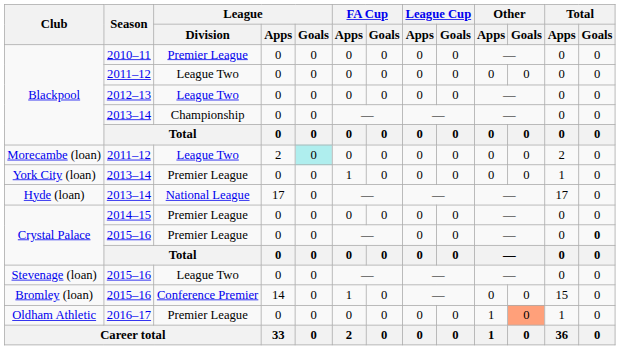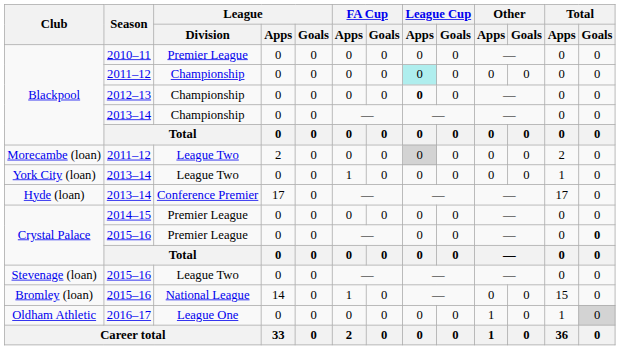(208, 74) League Two -> (208, 74) Championship
(420, 74) no background -> (420, 74) paleturquoise background
(208, 94) League Two -> (208, 94) Championship
(420, 94) normal -> (420, 94) bold
(314, 154) paleturquoise background -> (314, 154) no background
(420, 154) no background -> (420, 154) lightgrey background
(208, 174) Premier League -> (208, 174) League Two
(208, 194) National League -> (208, 194) Conference Premier
(208, 295) Conference Premier -> (208, 295) National League
(208, 315) Premier League -> (208, 315) League One
(526, 315) lightsalmon background -> (526, 315) no background
(597, 315) no background -> (597, 315) lightgrey background
